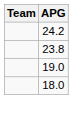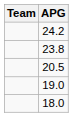+ row: (53, 67)
